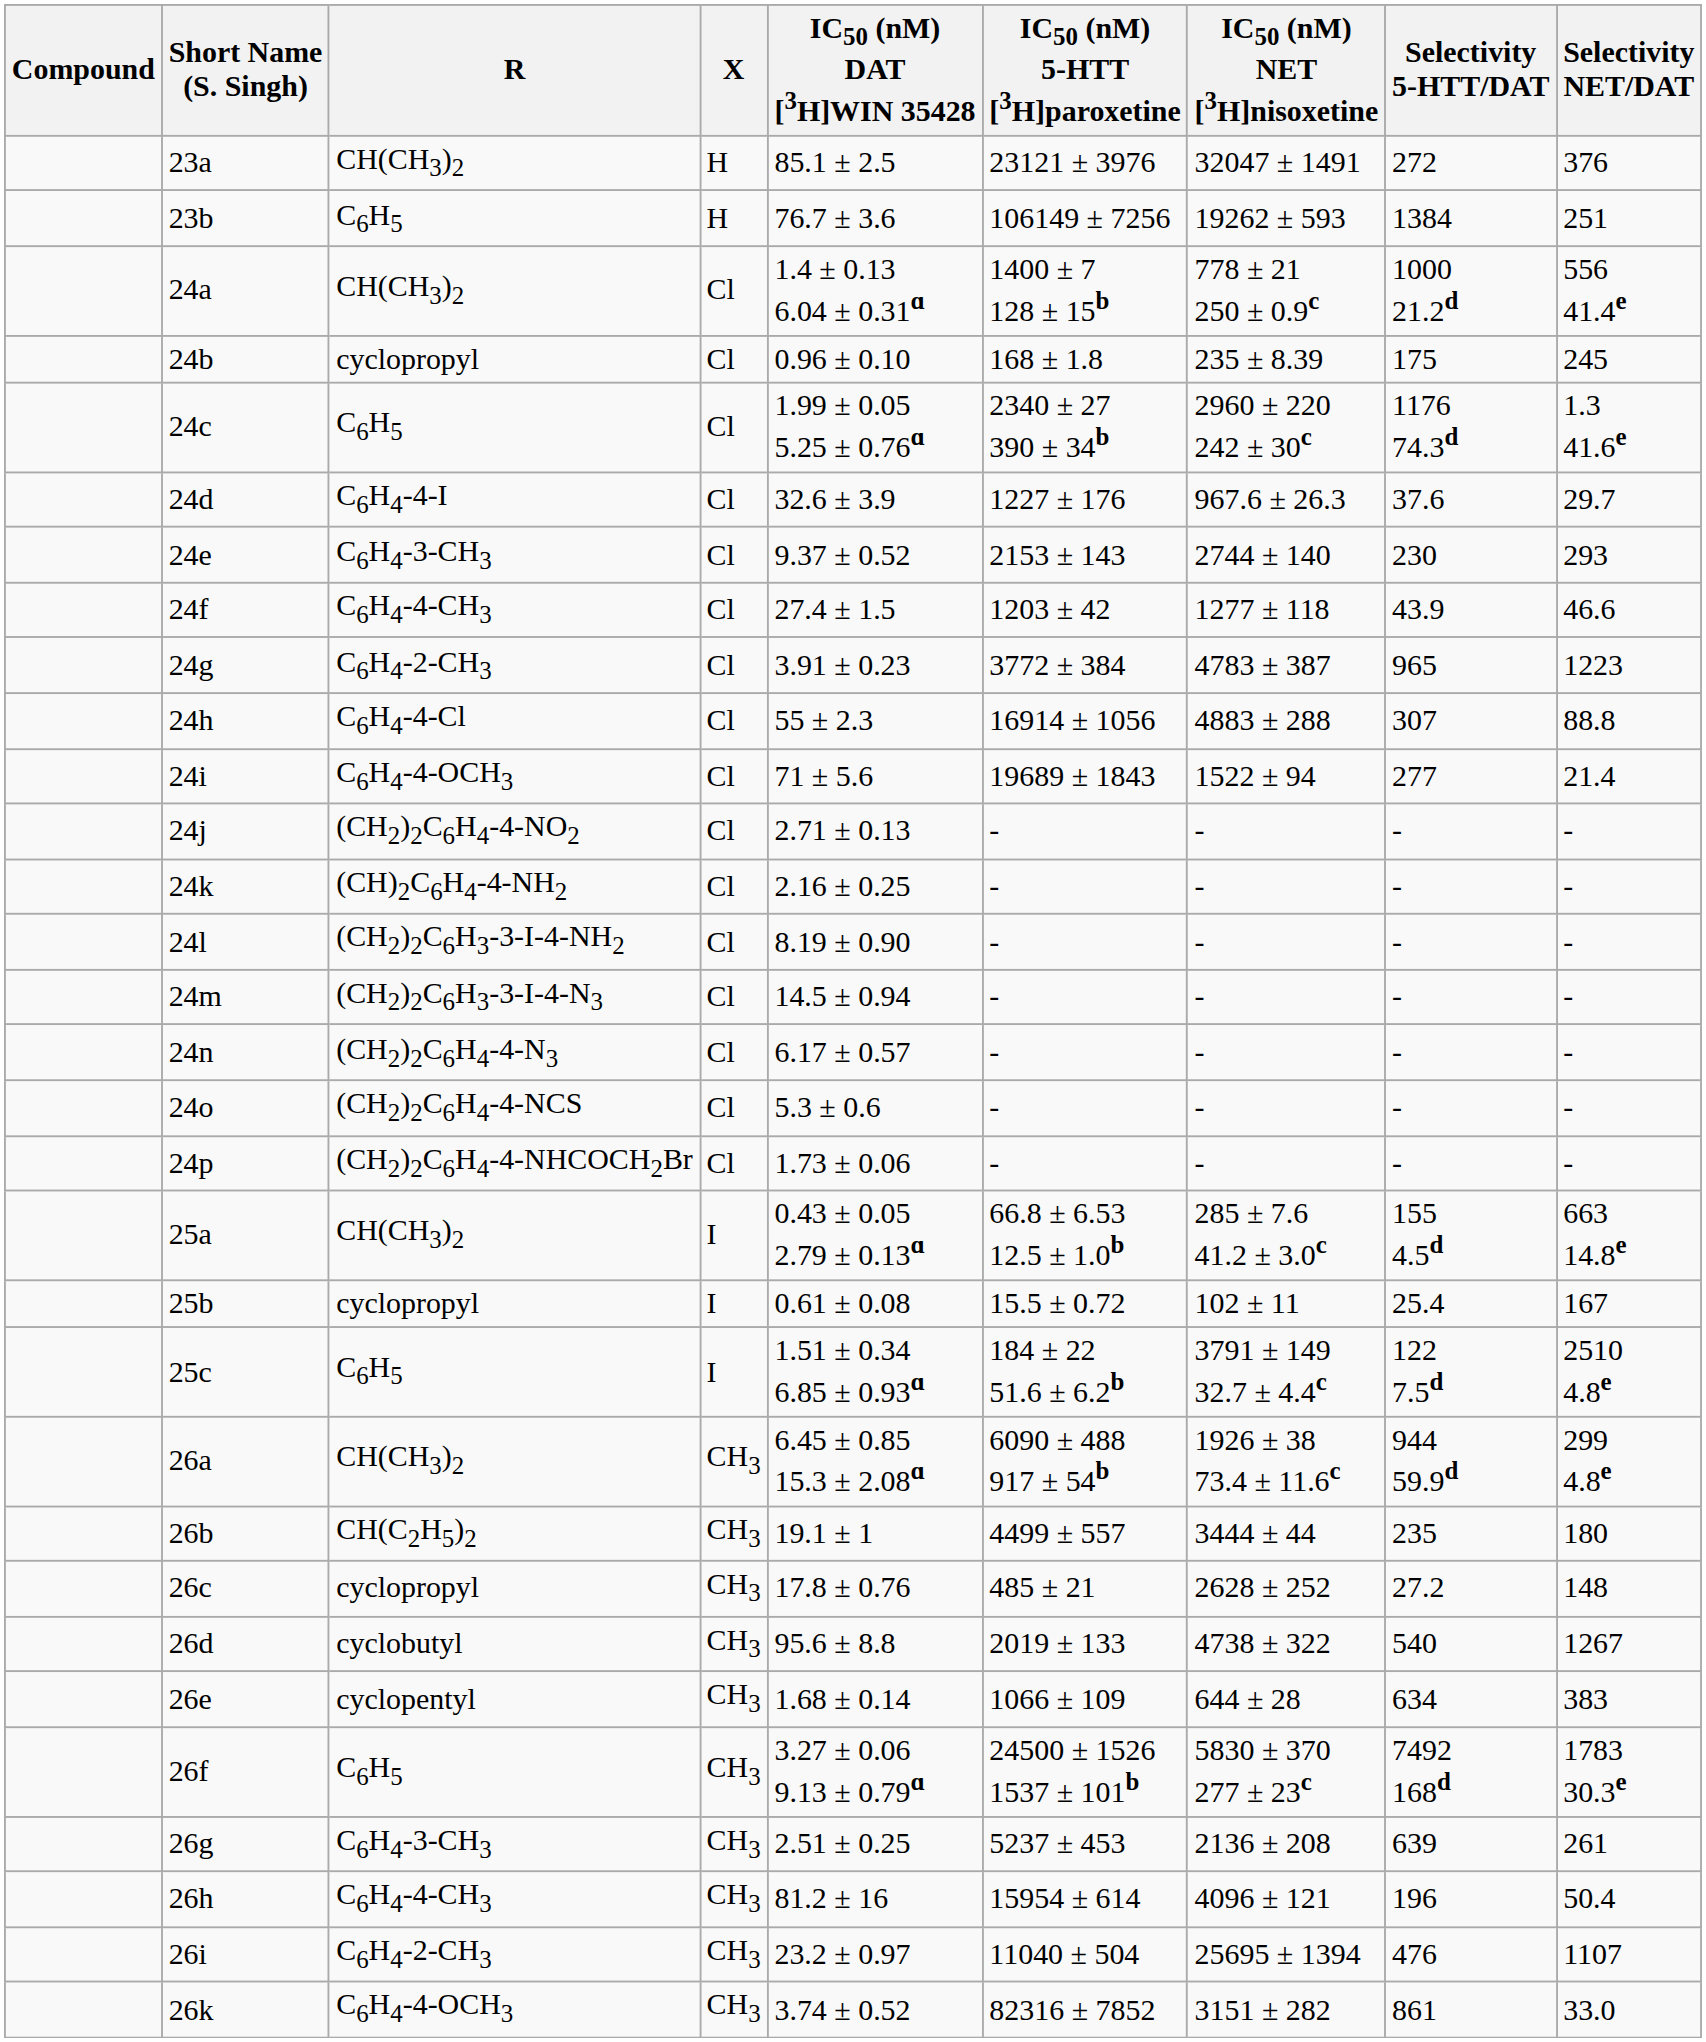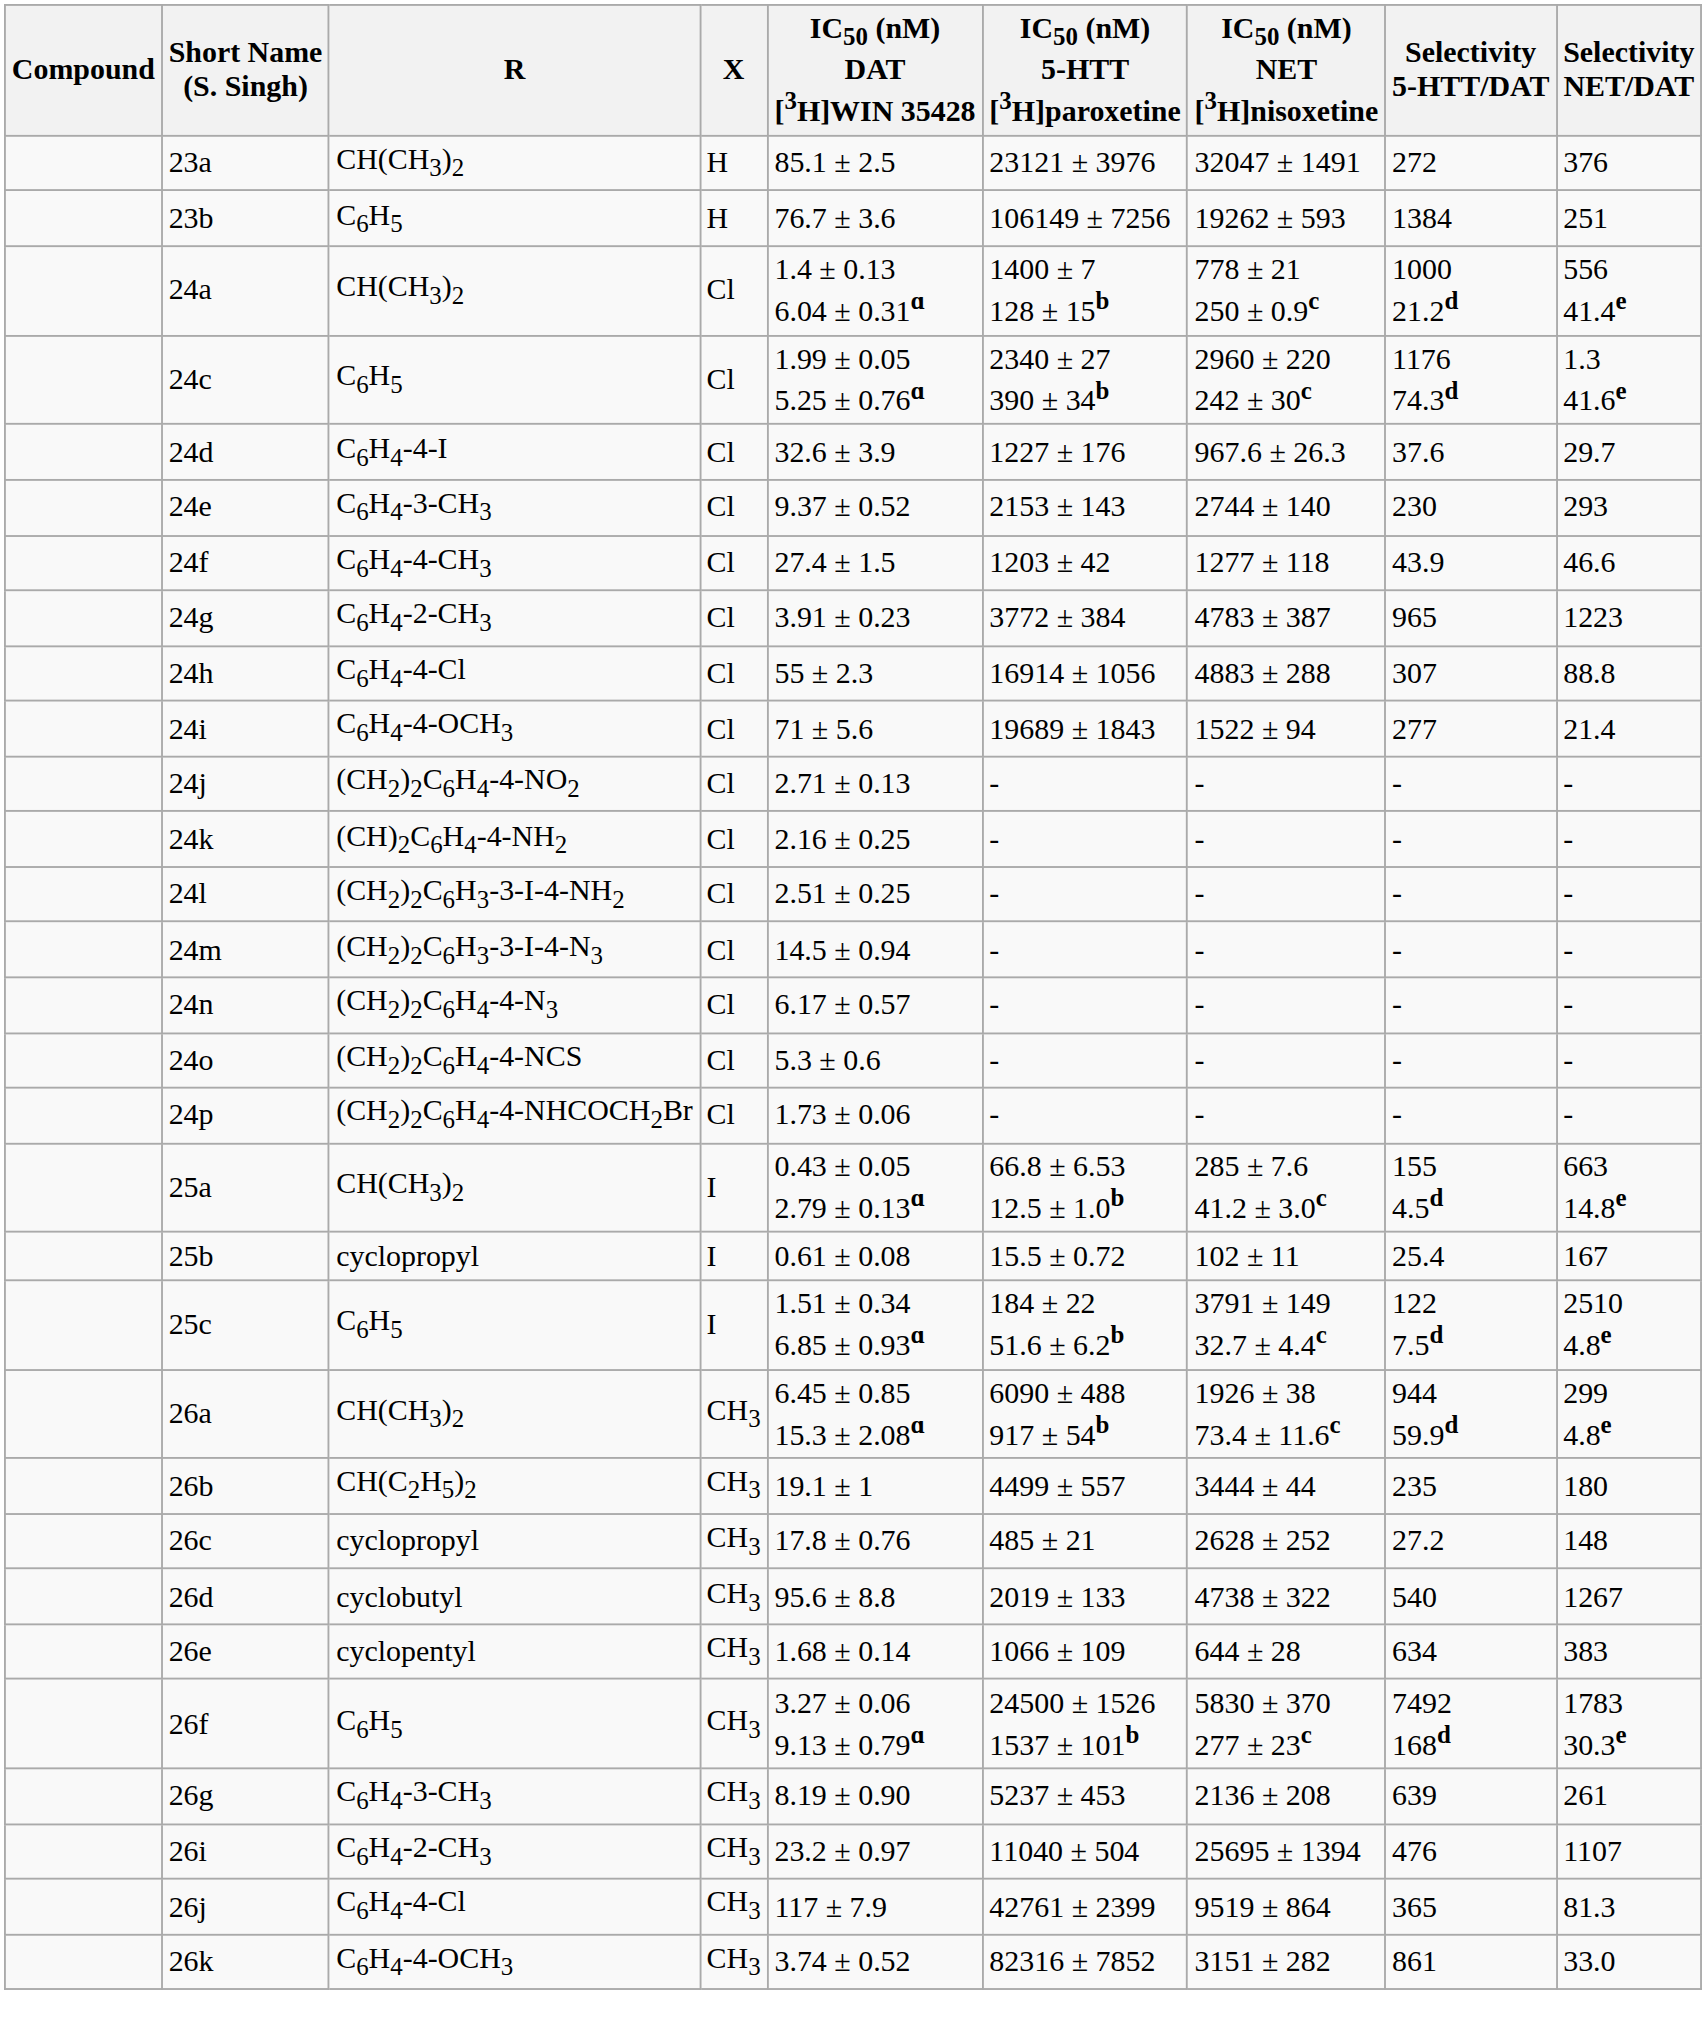- row: (191, 358)
(842, 941) 8.19 ± 0.90 -> (842, 894) 2.51 ± 0.25
(842, 1843) 2.51 ± 0.25 -> (842, 1795) 8.19 ± 0.90
- row: (191, 1898)
+ row: (188, 1906)
